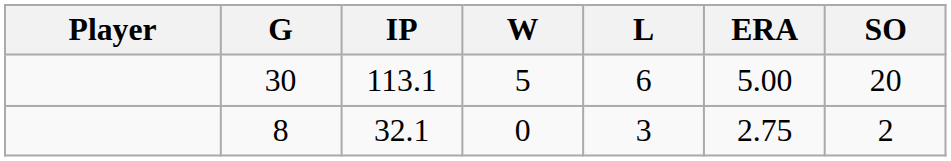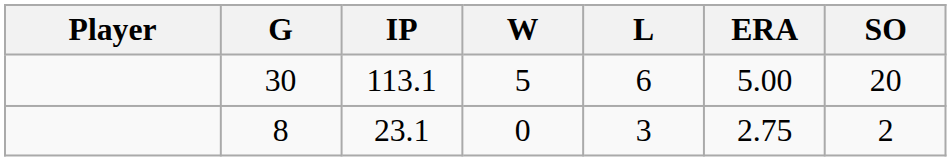(402, 130) 32.1 -> (402, 130) 23.1
